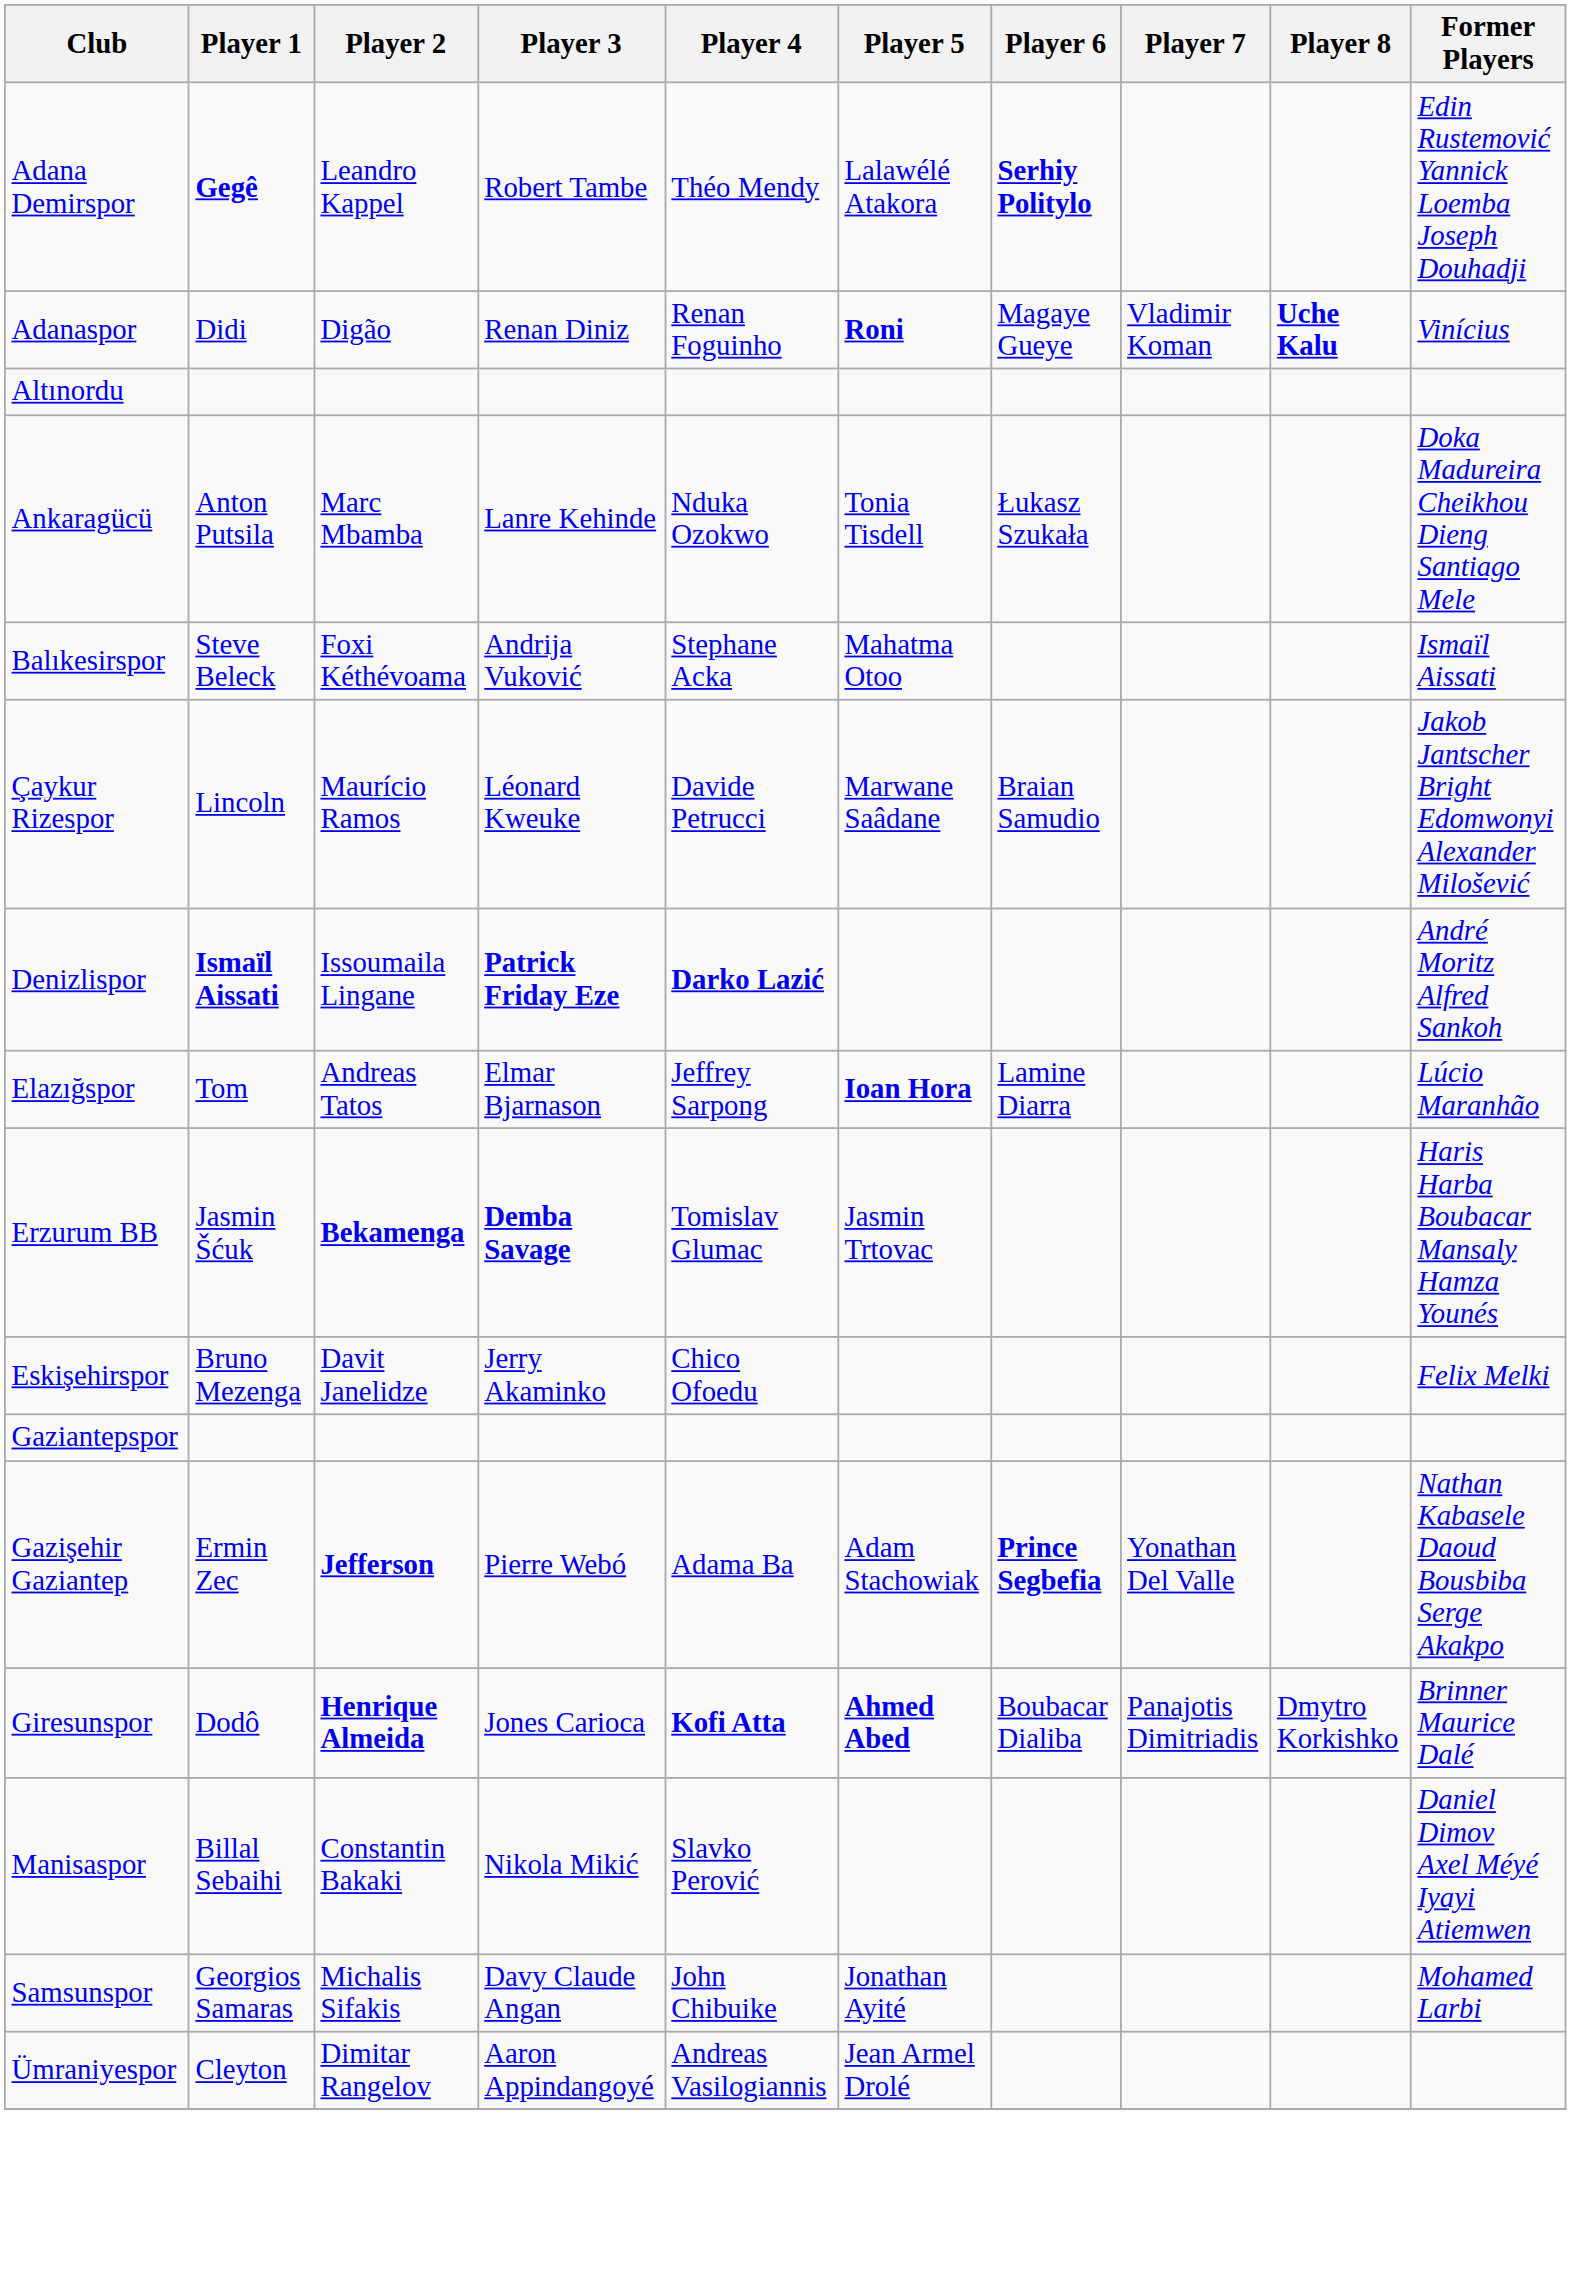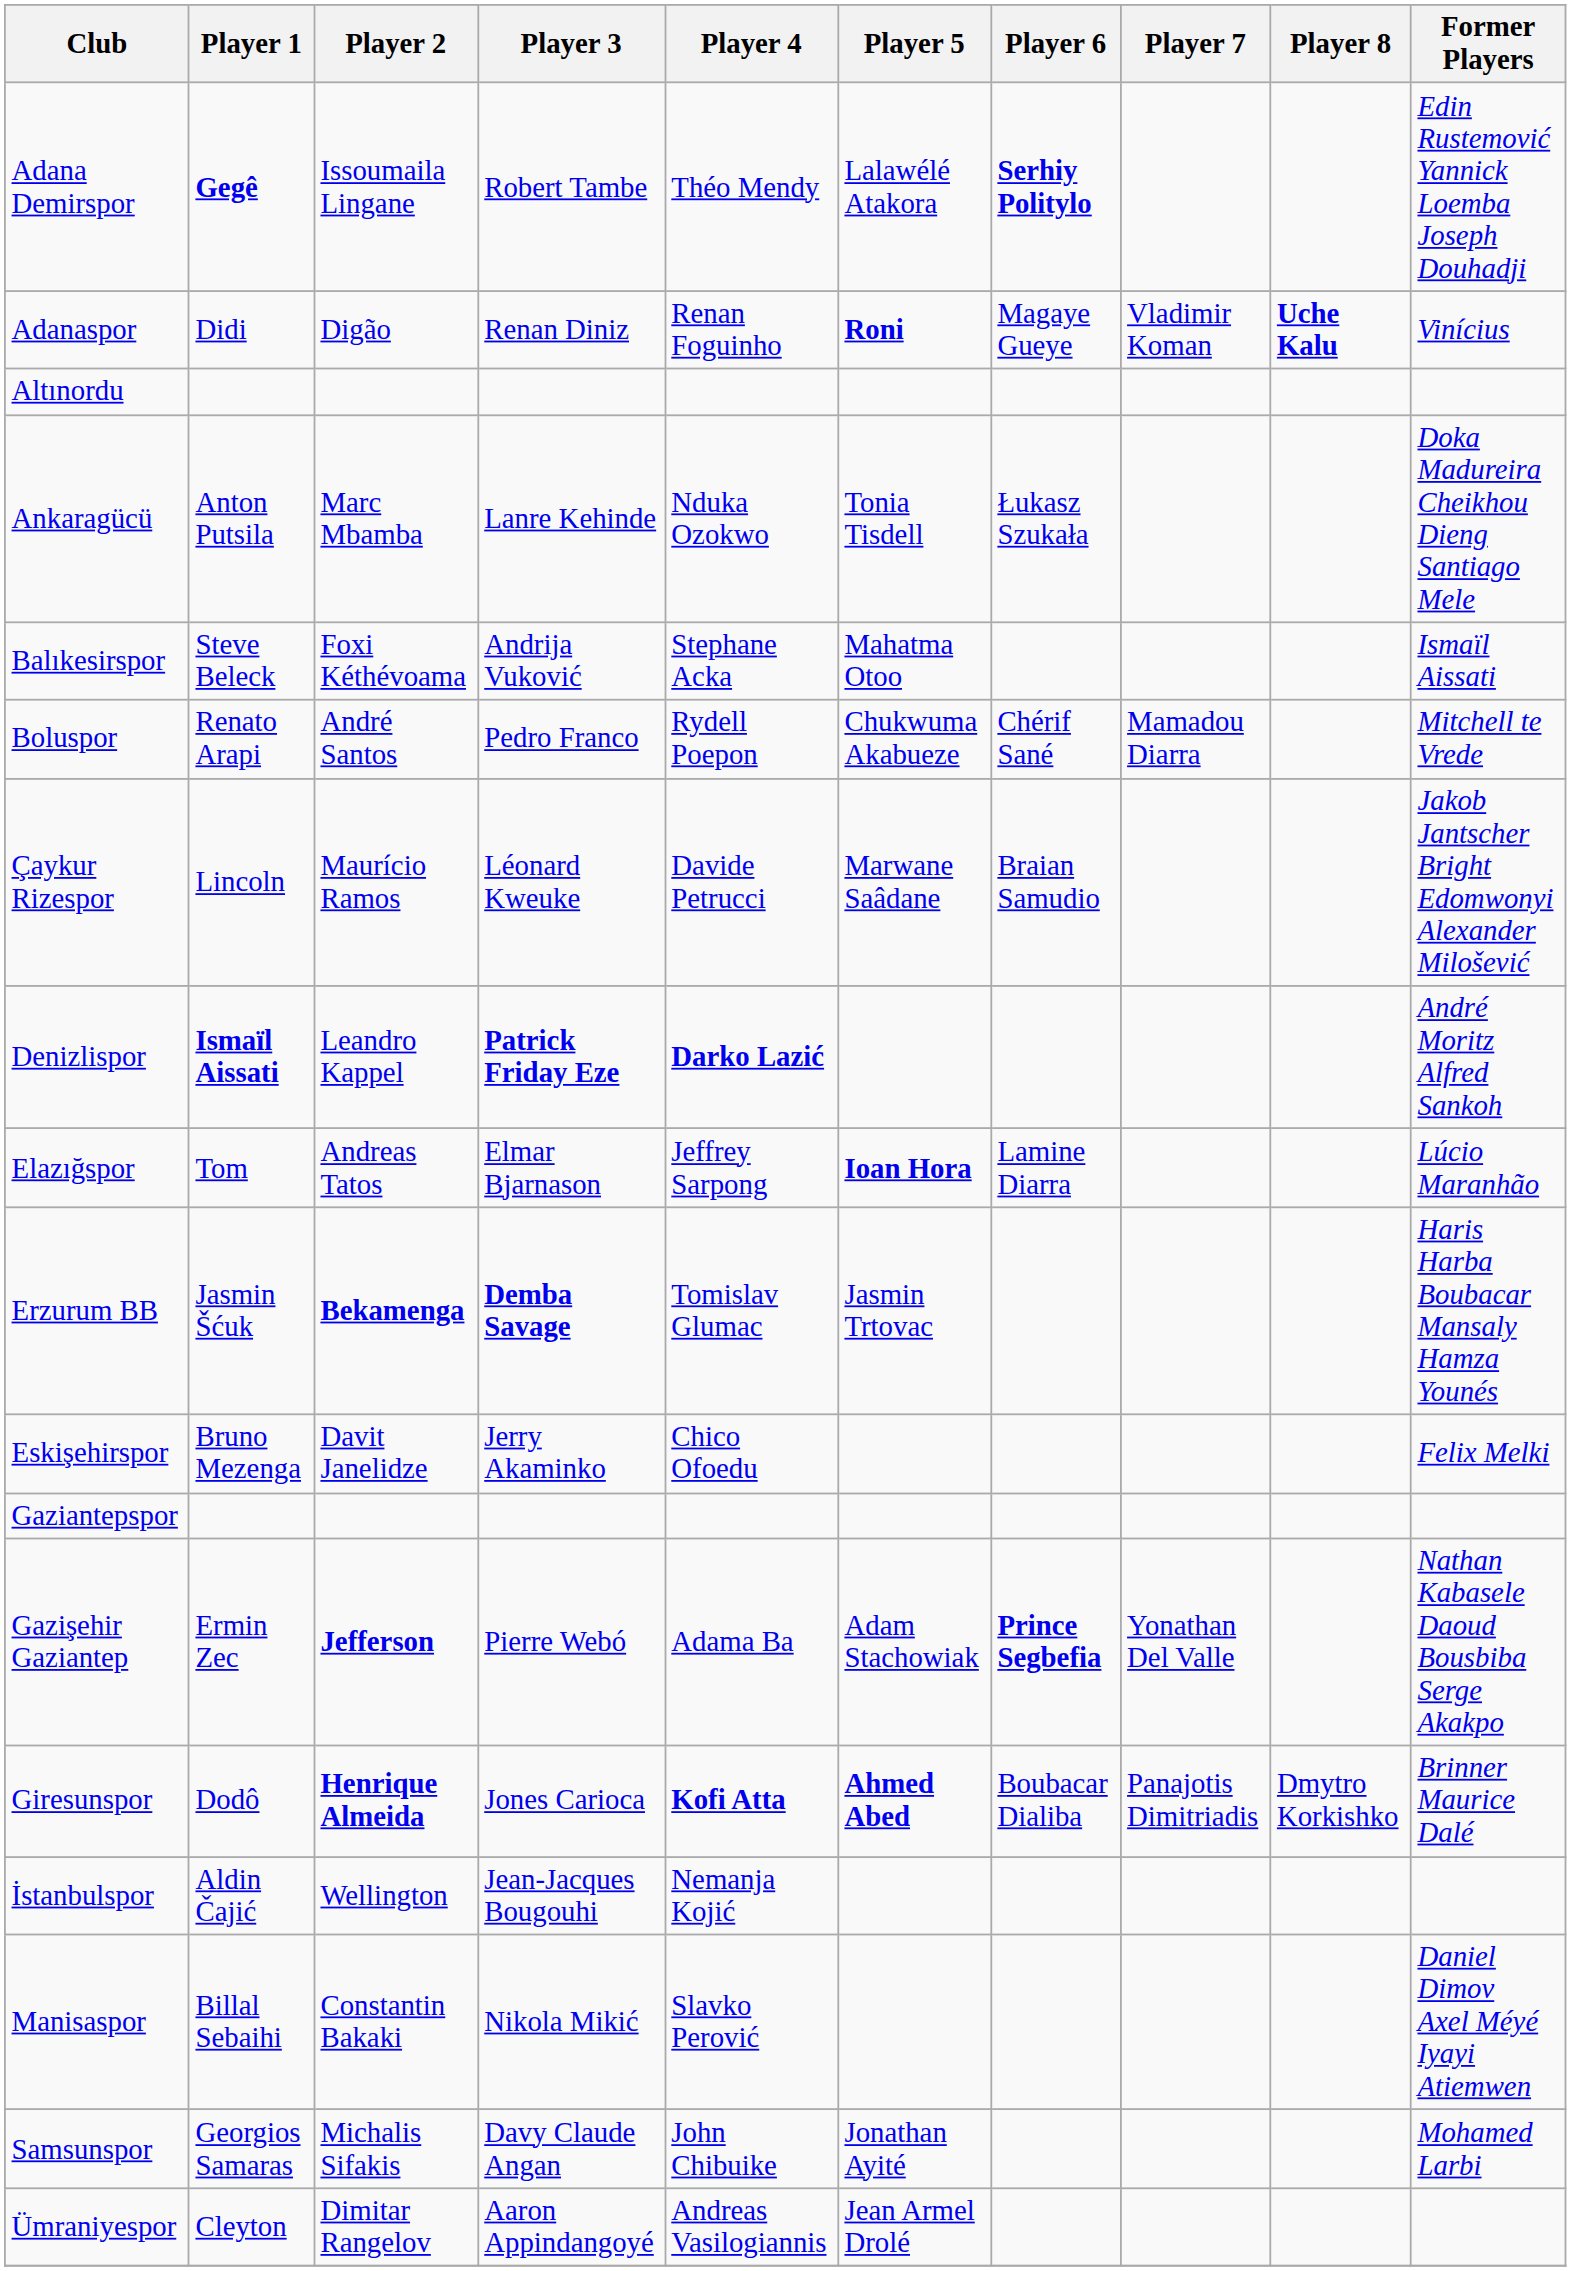(368, 186) Leandro Kappel -> (383, 186) Issoumaila Lingane
+ row: (64, 738)
(383, 978) Issoumaila Lingane -> (368, 1056) Leandro Kappel
+ row: (83, 1895)
